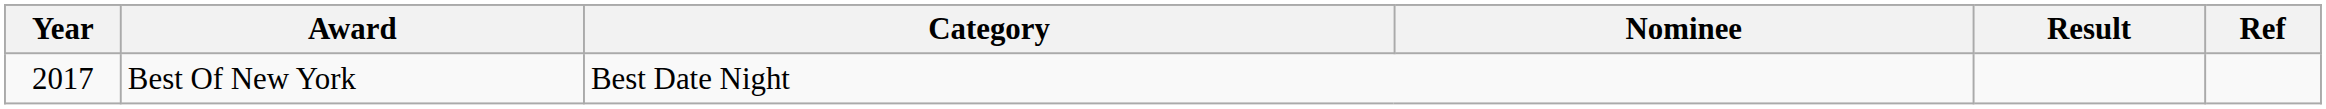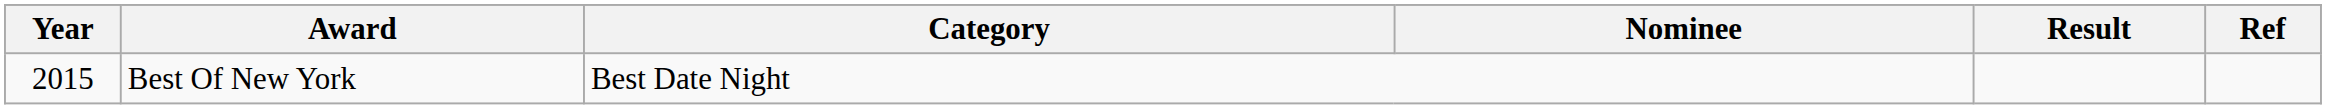(63, 77) 2017 -> (63, 77) 2015
